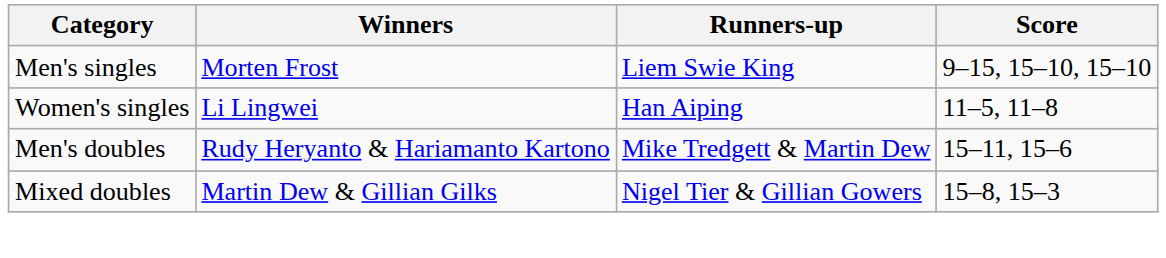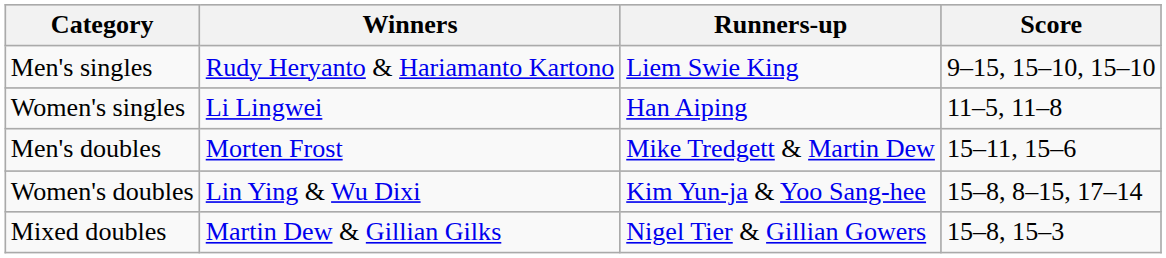(270, 66) Morten Frost -> (410, 66) Rudy Heryanto & Hariamanto Kartono
(406, 149) Rudy Heryanto & Hariamanto Kartono -> (274, 149) Morten Frost
+ row: (102, 190)
